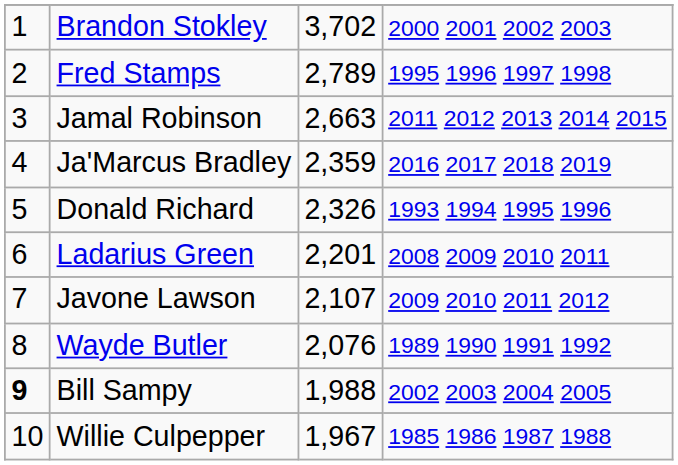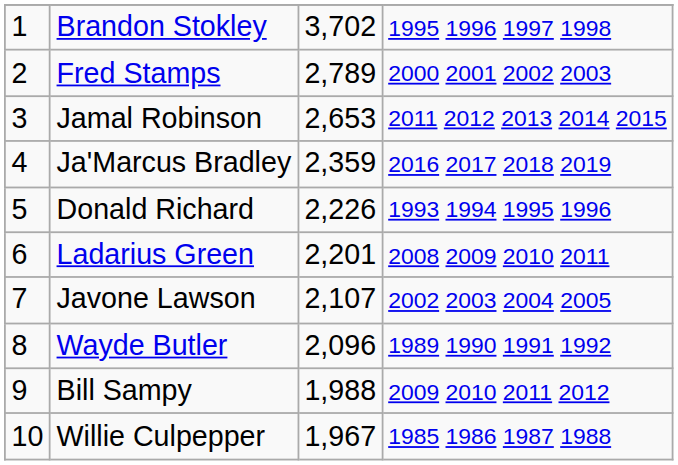(500, 28) 2000 2001 2002 2003 -> (500, 28) 1995 1996 1997 1998
(500, 73) 1995 1996 1997 1998 -> (500, 73) 2000 2001 2002 2003
(340, 118) 2,663 -> (340, 118) 2,653
(340, 208) 2,326 -> (340, 208) 2,226
(499, 300) 2009 2010 2011 2012 -> (500, 300) 2002 2003 2004 2005
(340, 345) 2,076 -> (340, 345) 2,096
(19, 390) bold -> (19, 390) normal
(500, 391) 2002 2003 2004 2005 -> (499, 391) 2009 2010 2011 2012
